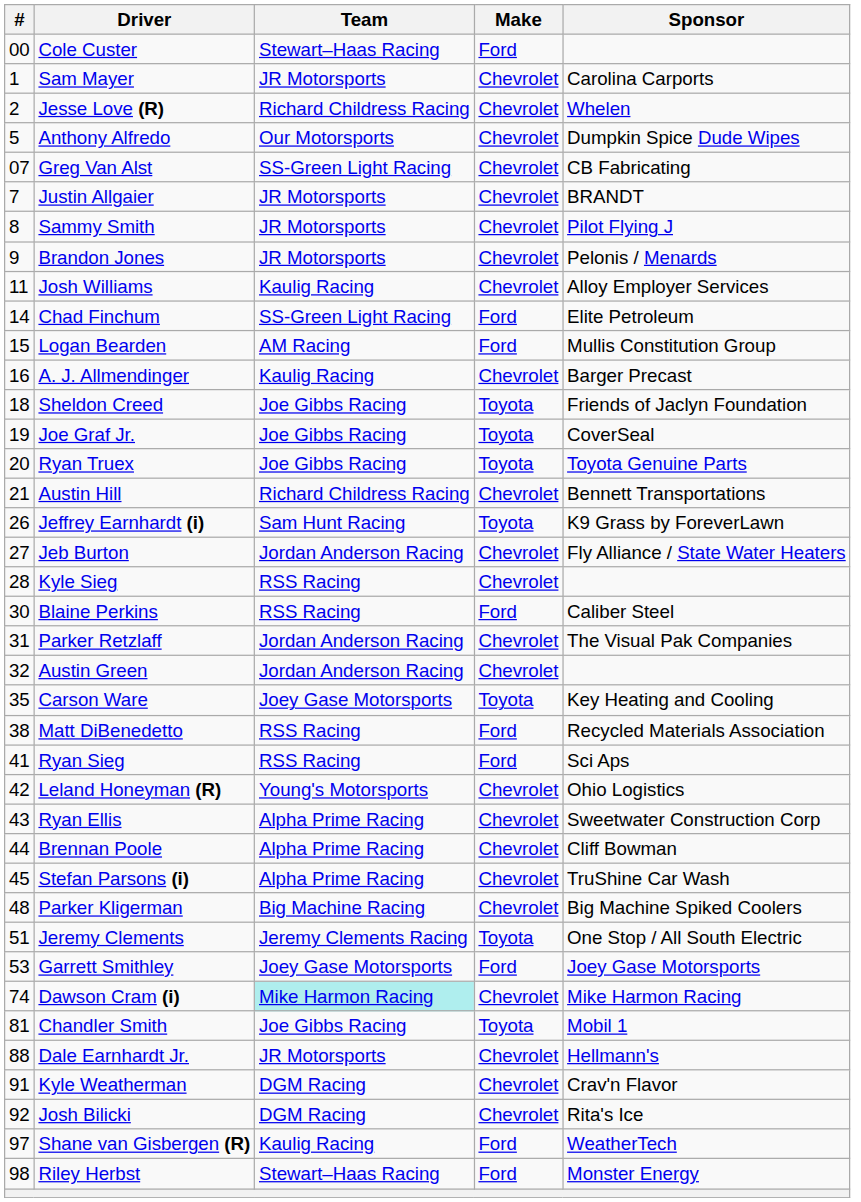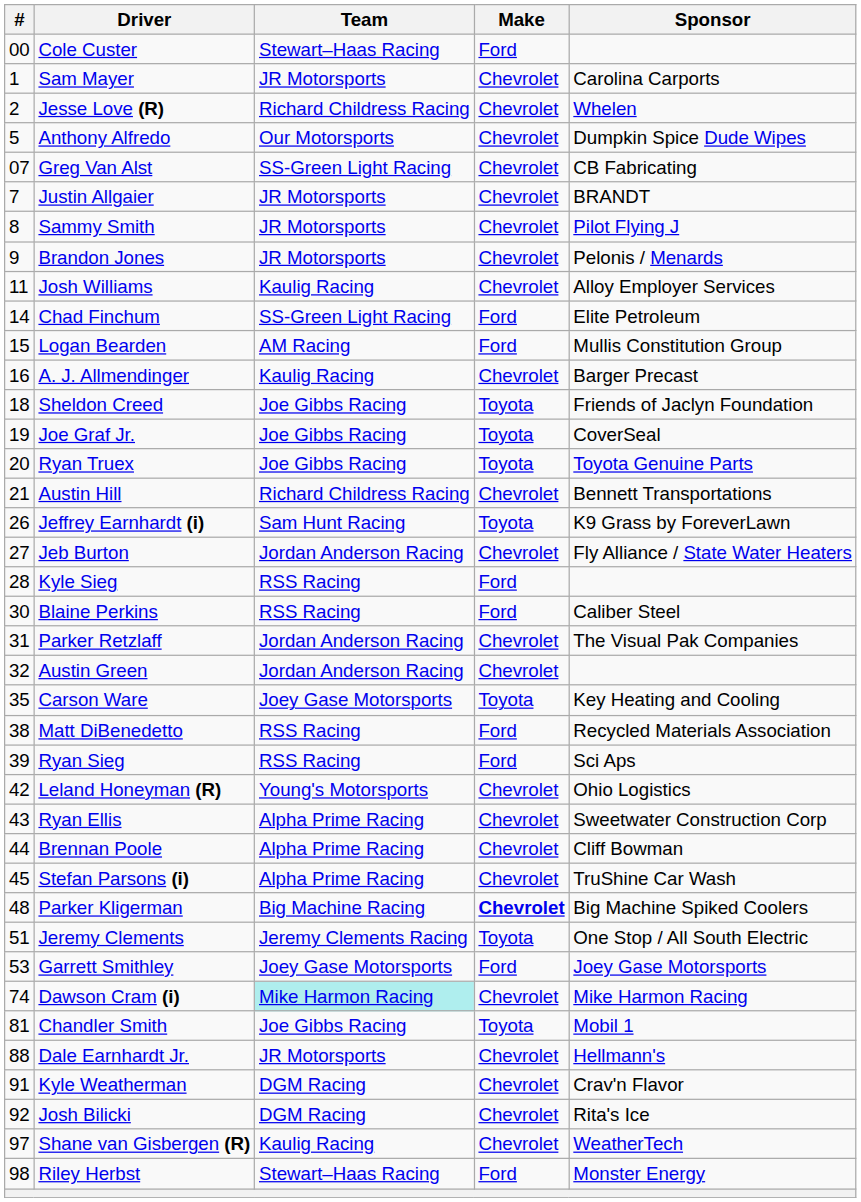(518, 582) Chevrolet -> (498, 582) Ford
(19, 760) 41 -> (19, 760) 39
(518, 908) normal -> (522, 908) bold
(498, 1144) Ford -> (518, 1144) Chevrolet
